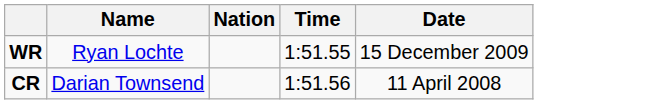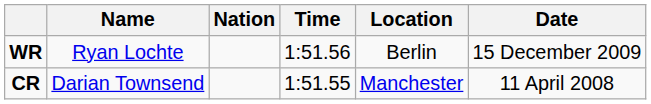+ column: (412, 20)
(317, 51) 1:51.55 -> (317, 51) 1:51.56
(317, 83) 1:51.56 -> (317, 83) 1:51.55
